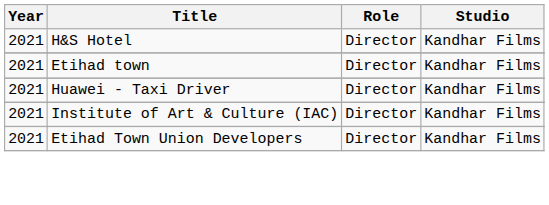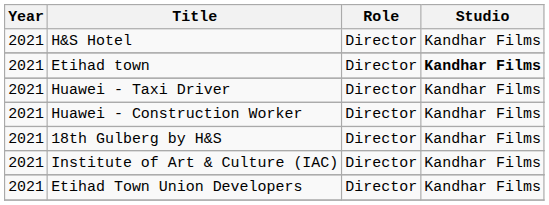(483, 65) normal -> (483, 65) bold
+ row: (177, 114)
+ row: (136, 139)
